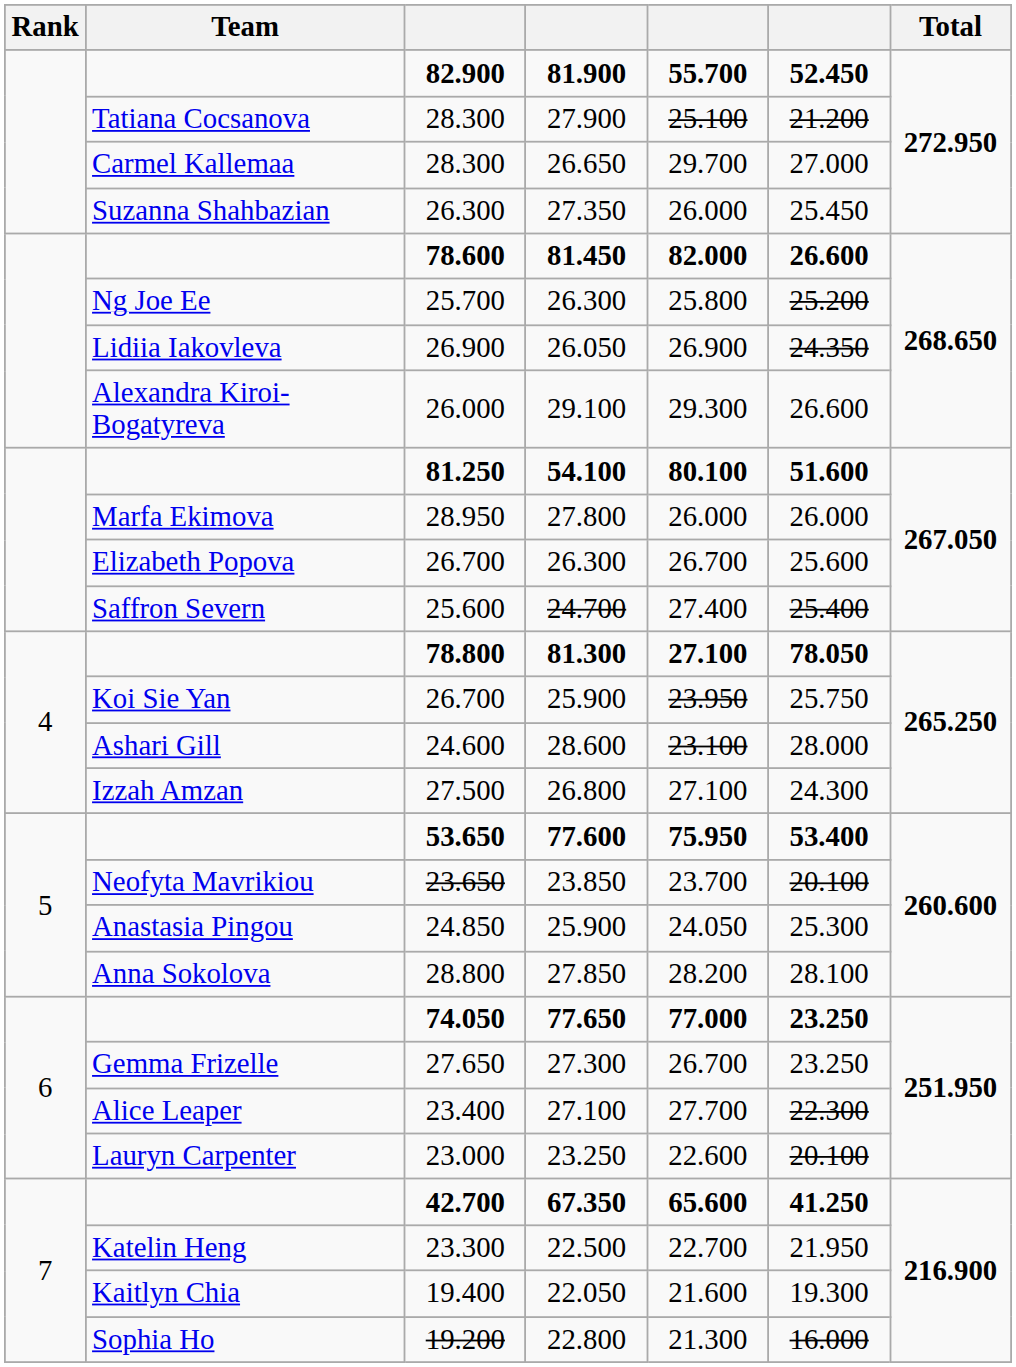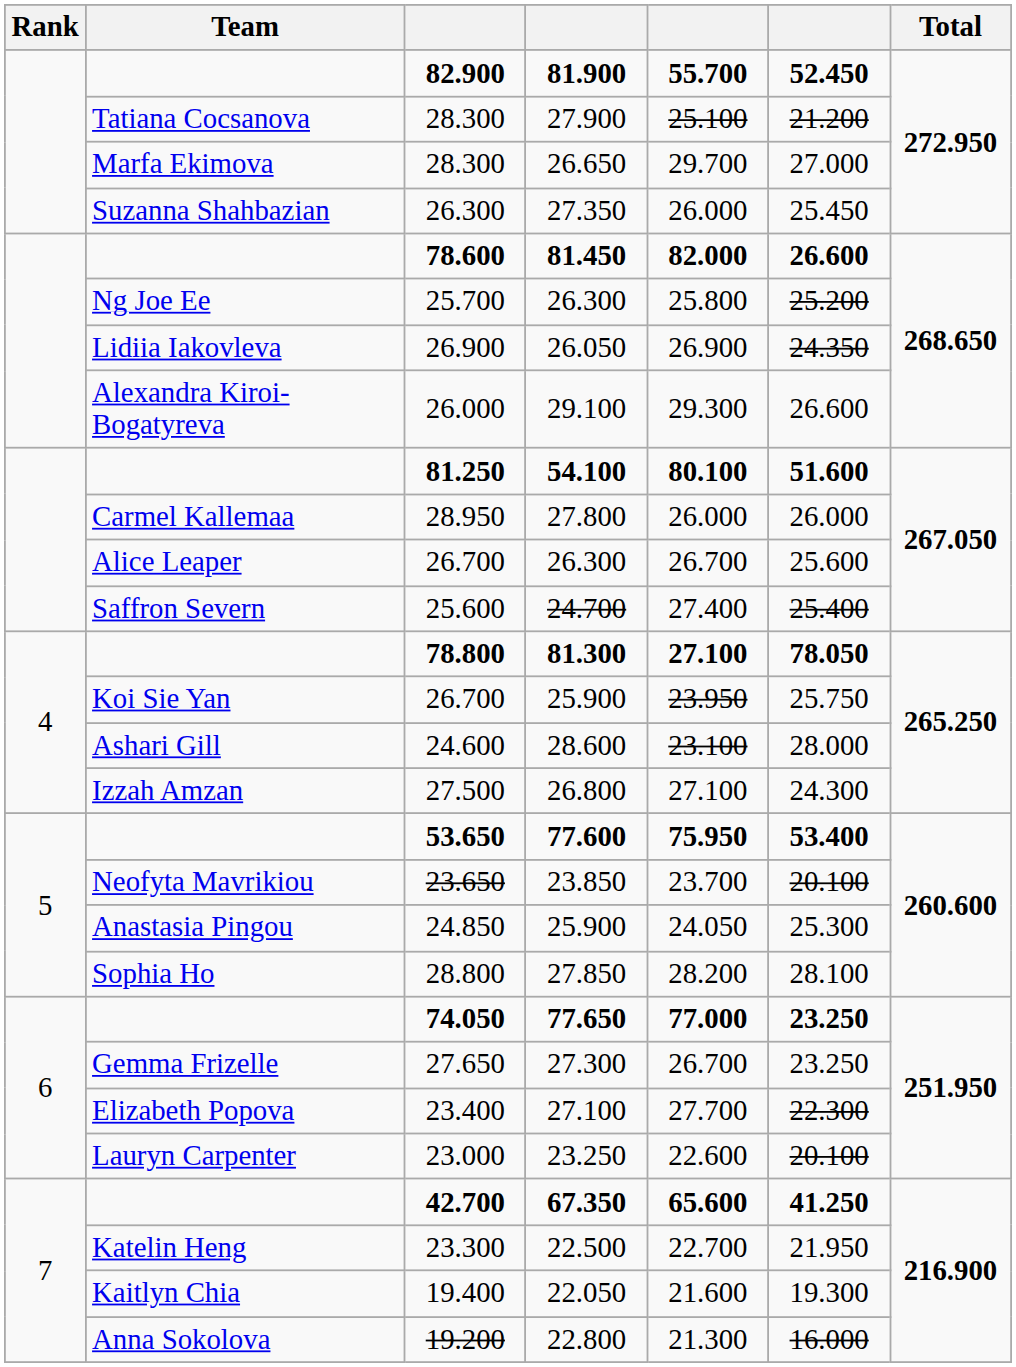(193, 164) Carmel Kallemaa -> (183, 164) Marfa Ekimova
(183, 516) Marfa Ekimova -> (193, 516) Carmel Kallemaa
(193, 562) Elizabeth Popova -> (167, 562) Alice Leaper
(181, 973) Anna Sokolova -> (153, 973) Sophia Ho
(167, 1110) Alice Leaper -> (193, 1110) Elizabeth Popova
(153, 1338) Sophia Ho -> (181, 1338) Anna Sokolova
